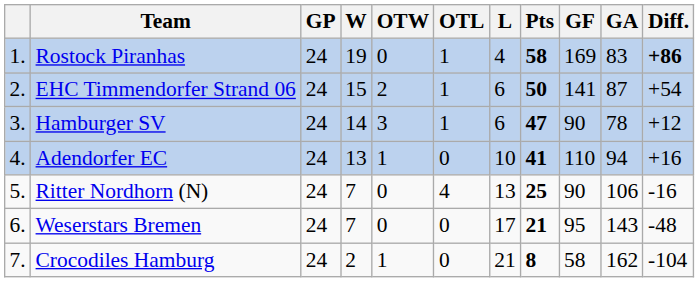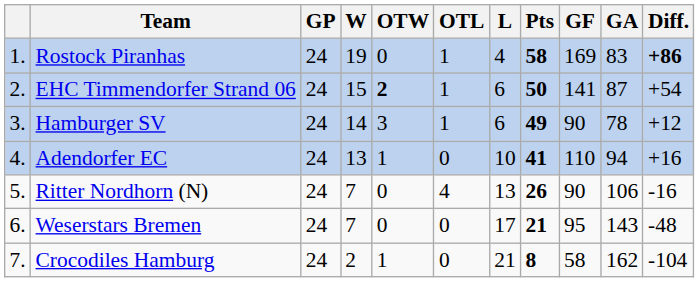(382, 89) normal -> (382, 89) bold
(536, 123) 47 -> (536, 123) 49
(536, 191) 25 -> (536, 191) 26
